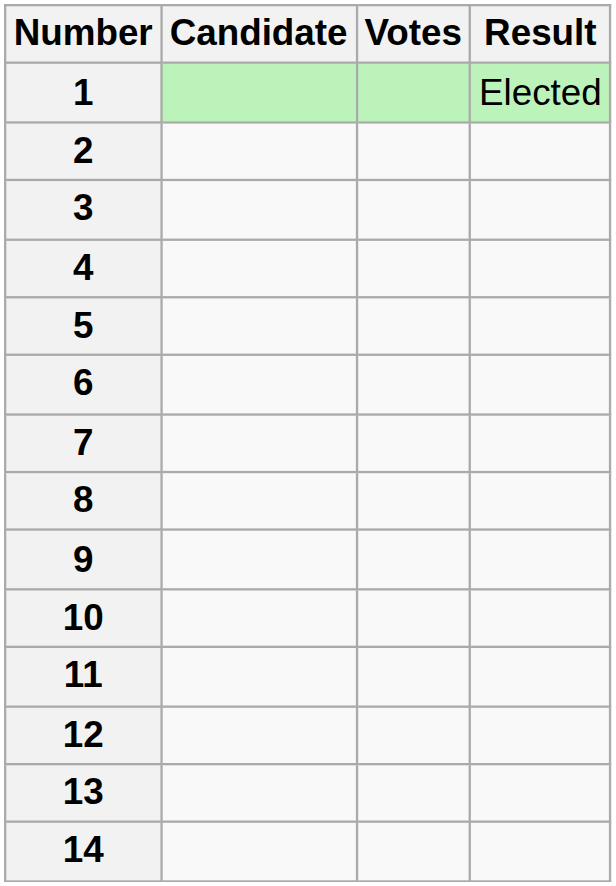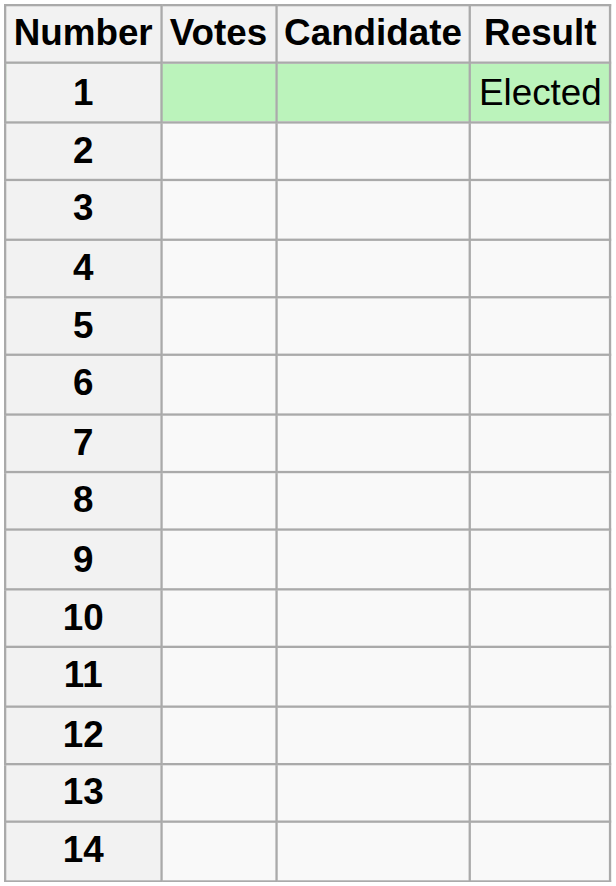columns swapped: (259, 33) <-> (413, 33)
